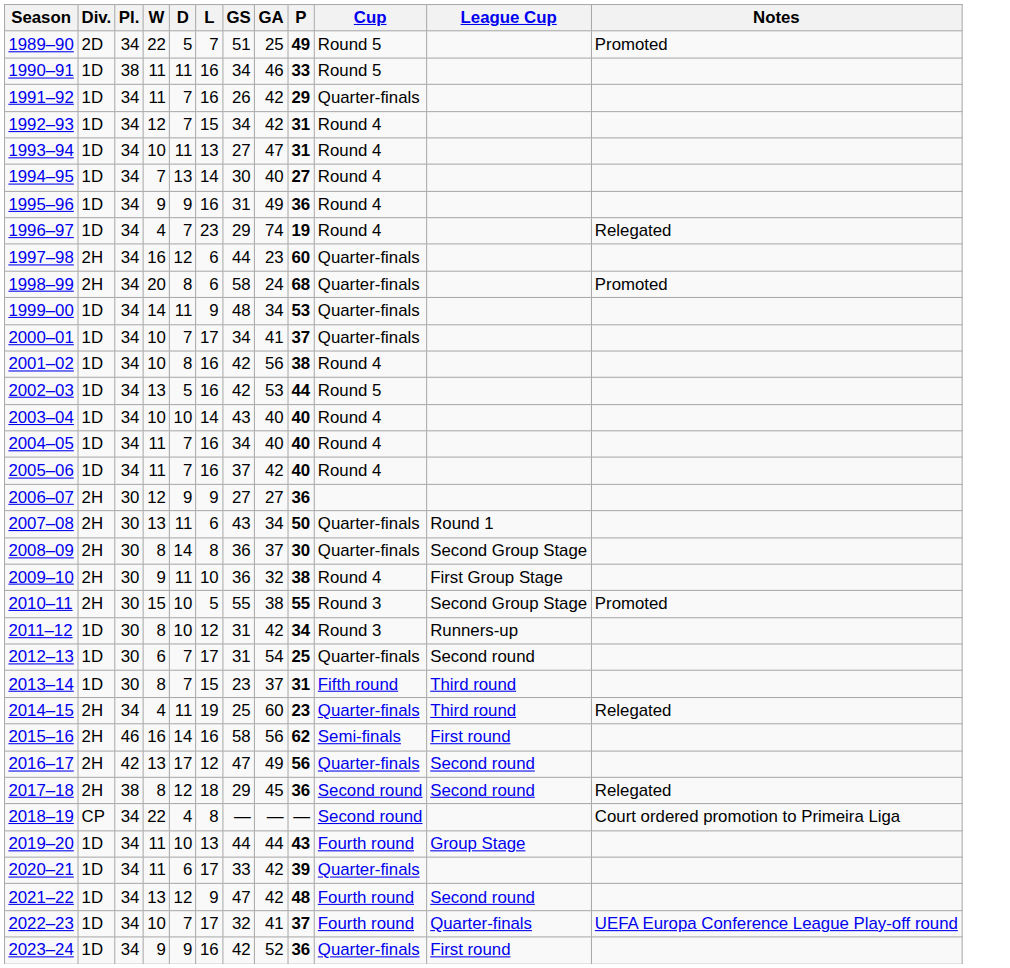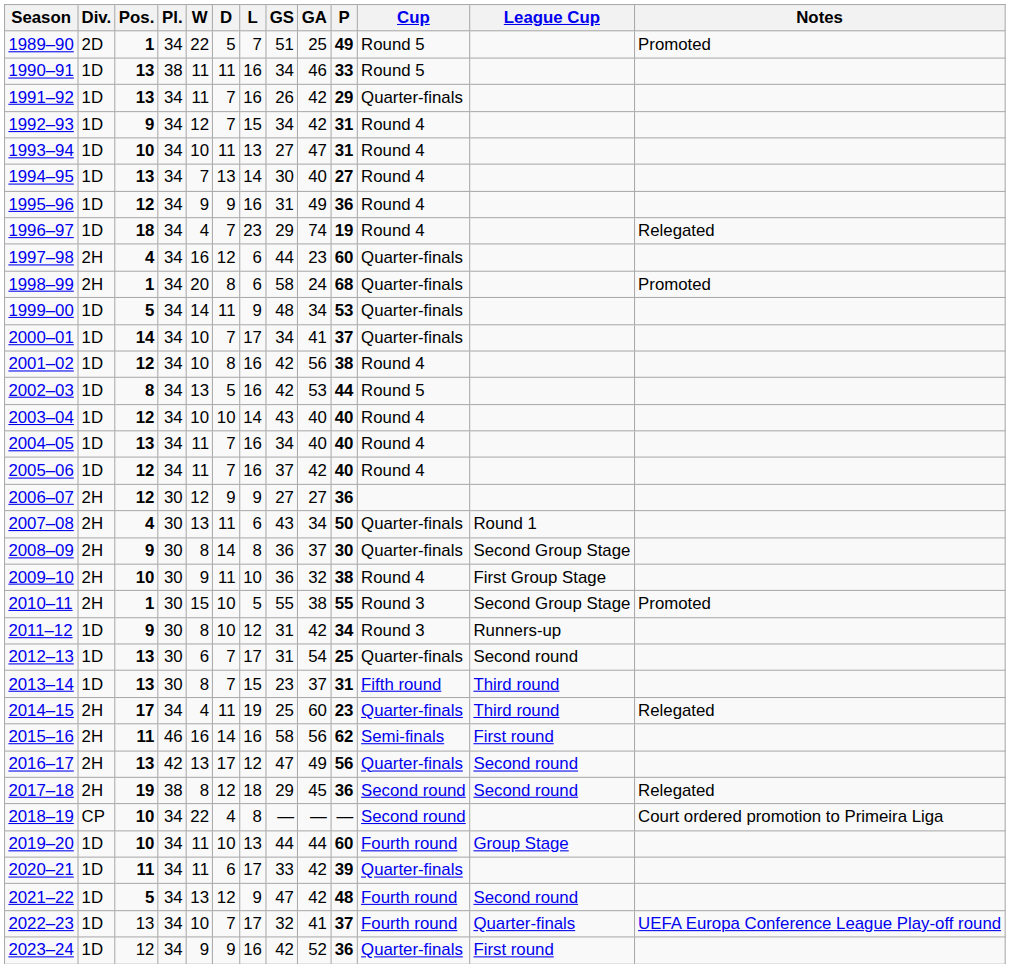+ column: (137, 17)
(301, 843) 43 -> (344, 843) 60
